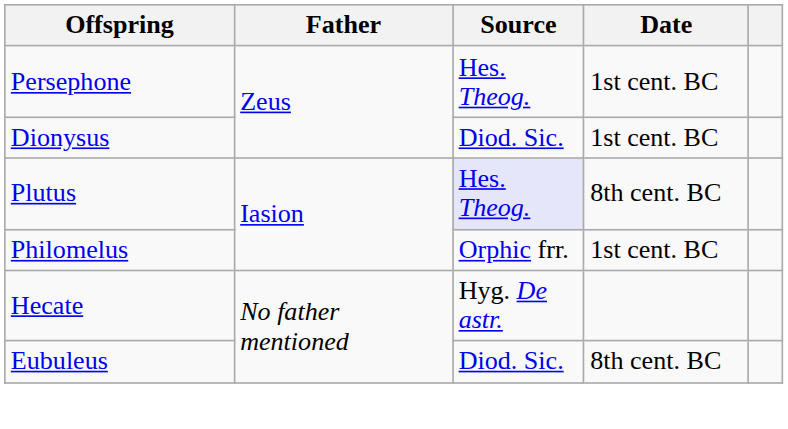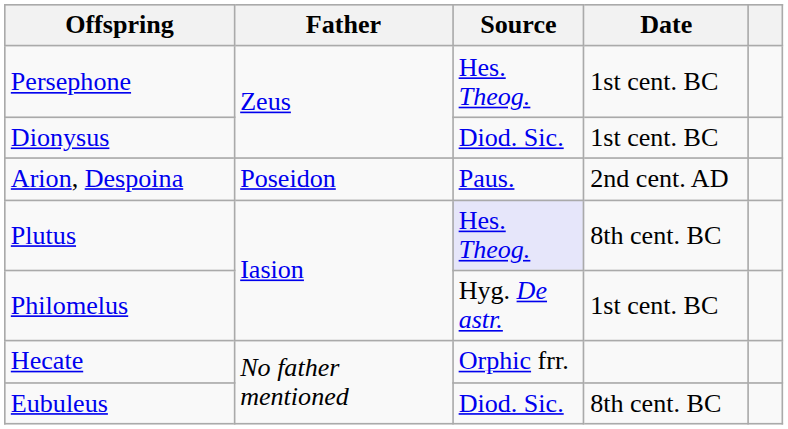+ row: (97, 178)
(514, 249) Orphic frr. -> (503, 305) Hyg. De astr.
(503, 305) Hyg. De astr. -> (514, 361) Orphic frr.
